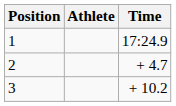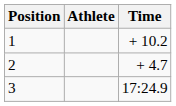(145, 40) 17:24.9 -> (148, 40) + 10.2
(148, 88) + 10.2 -> (145, 88) 17:24.9
